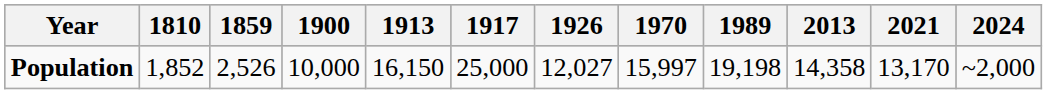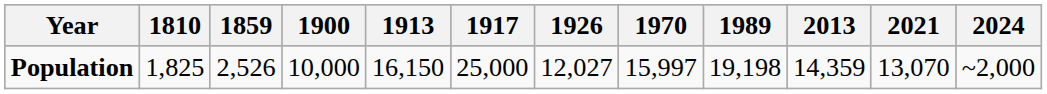(175, 66) 1,852 -> (175, 66) 1,825
(829, 66) 14,358 -> (829, 66) 14,359
(914, 66) 13,170 -> (914, 66) 13,070
